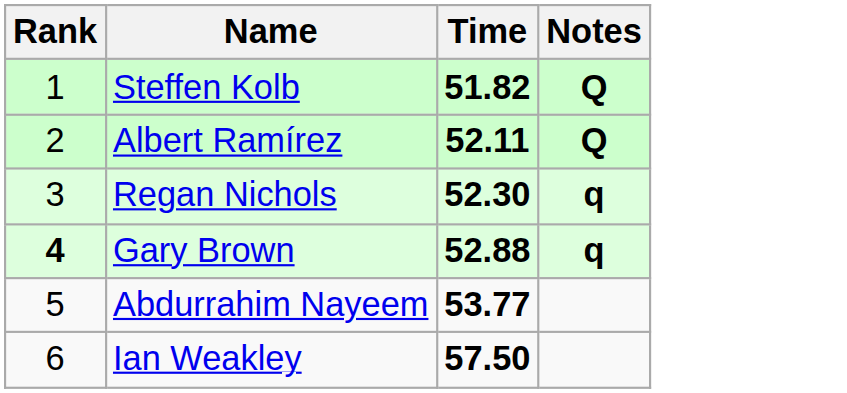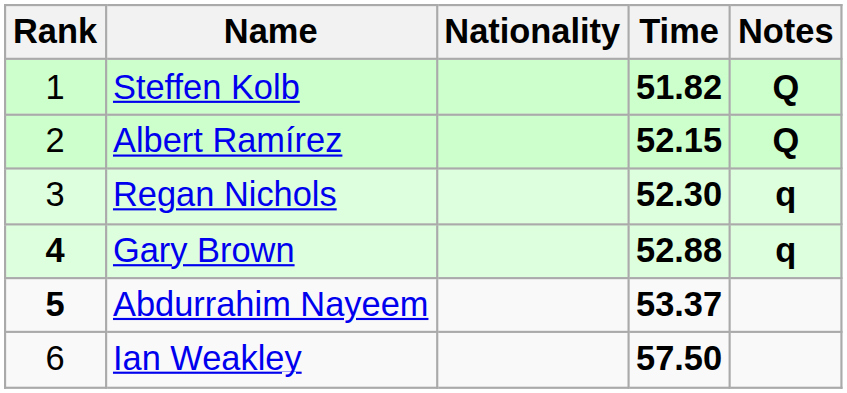+ column: (532, 31)
(487, 140) 52.11 -> (679, 140) 52.15
(55, 304) normal -> (55, 304) bold
(487, 304) 53.77 -> (679, 304) 53.37
